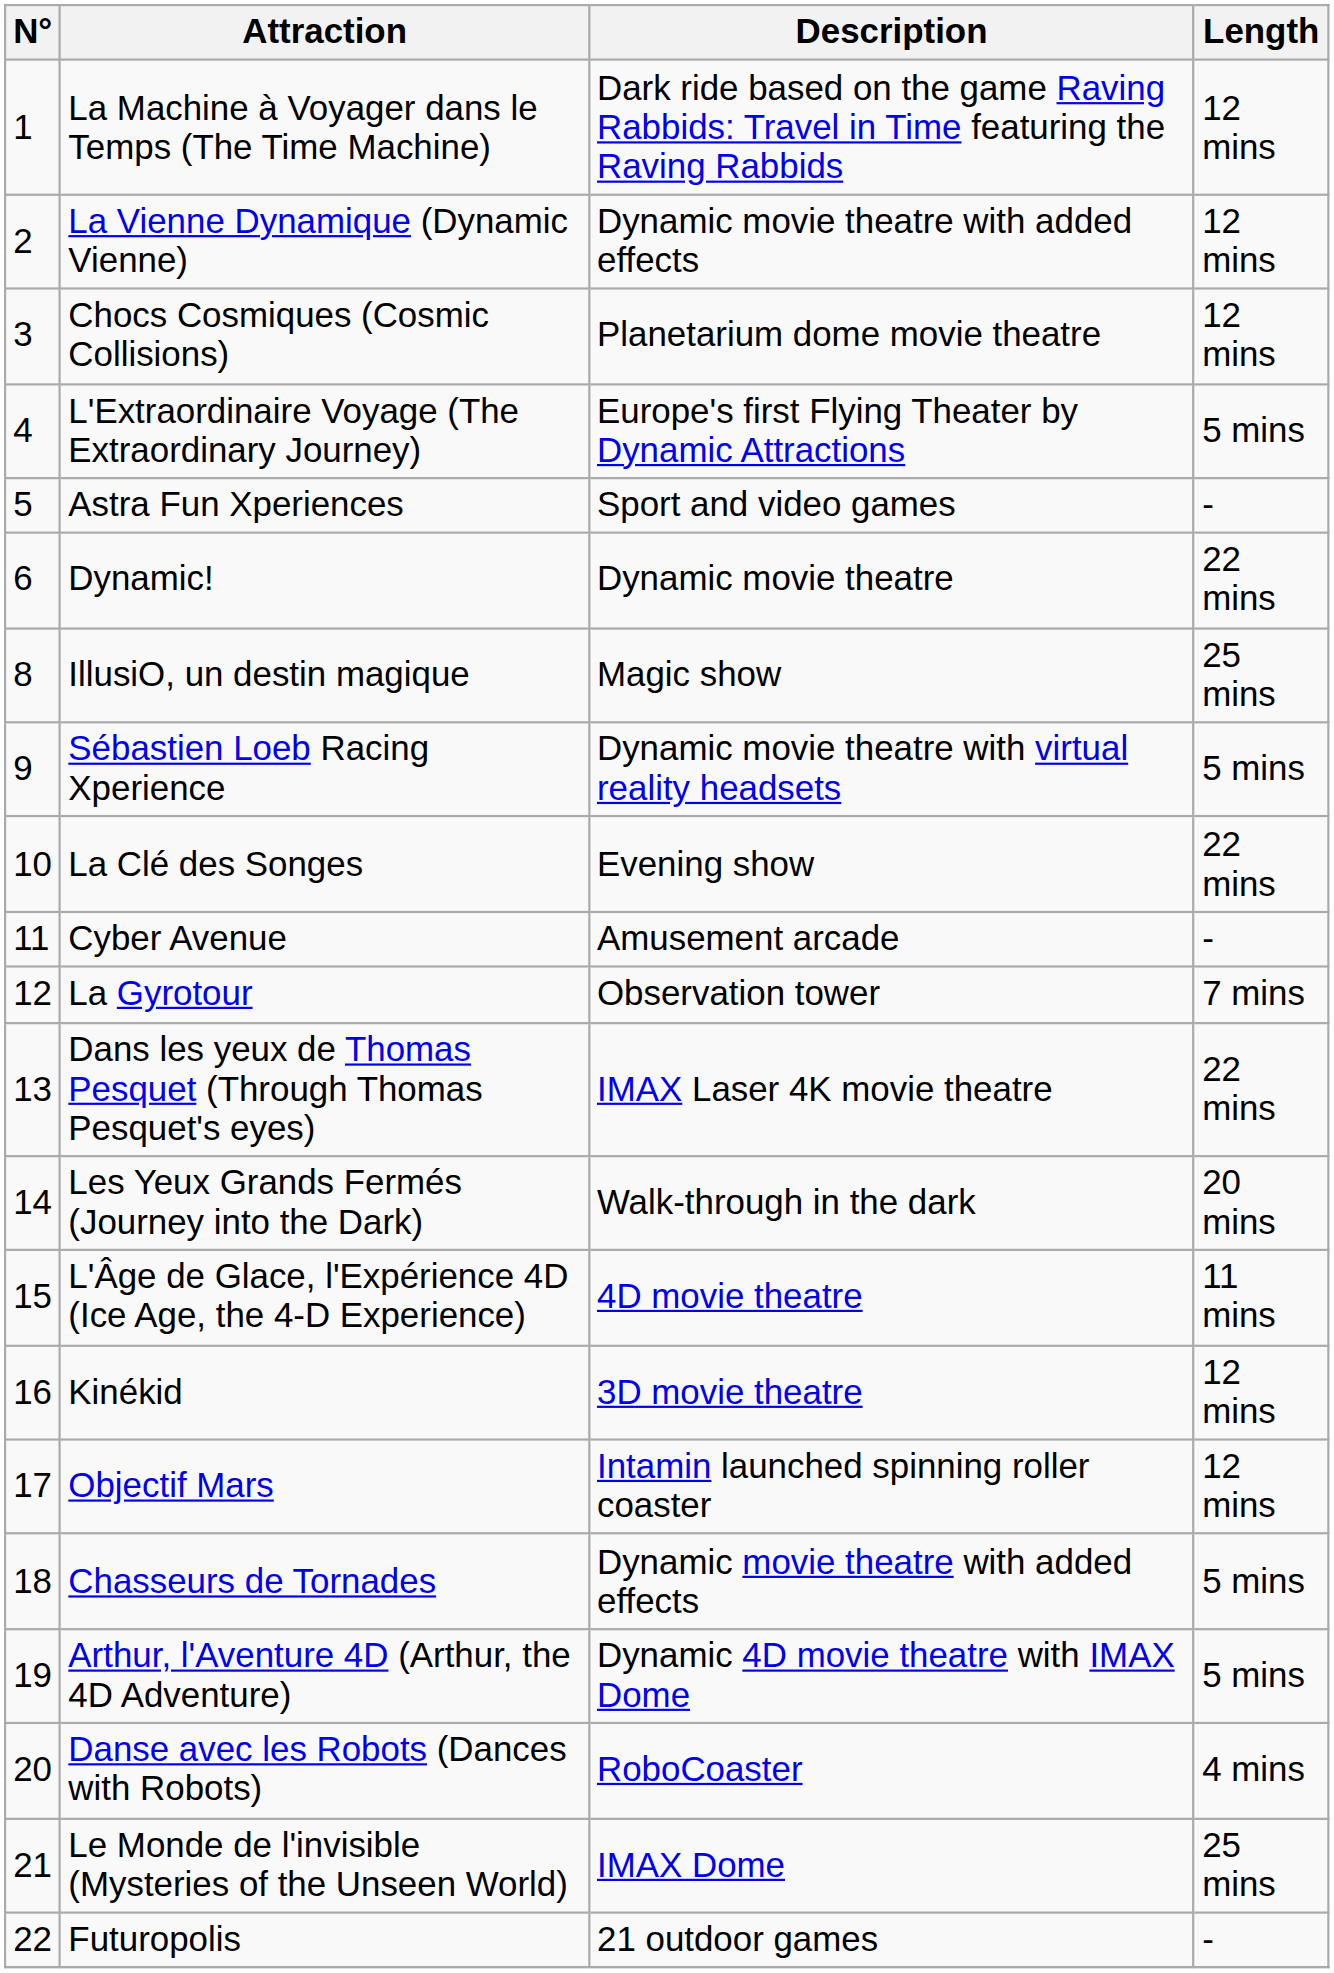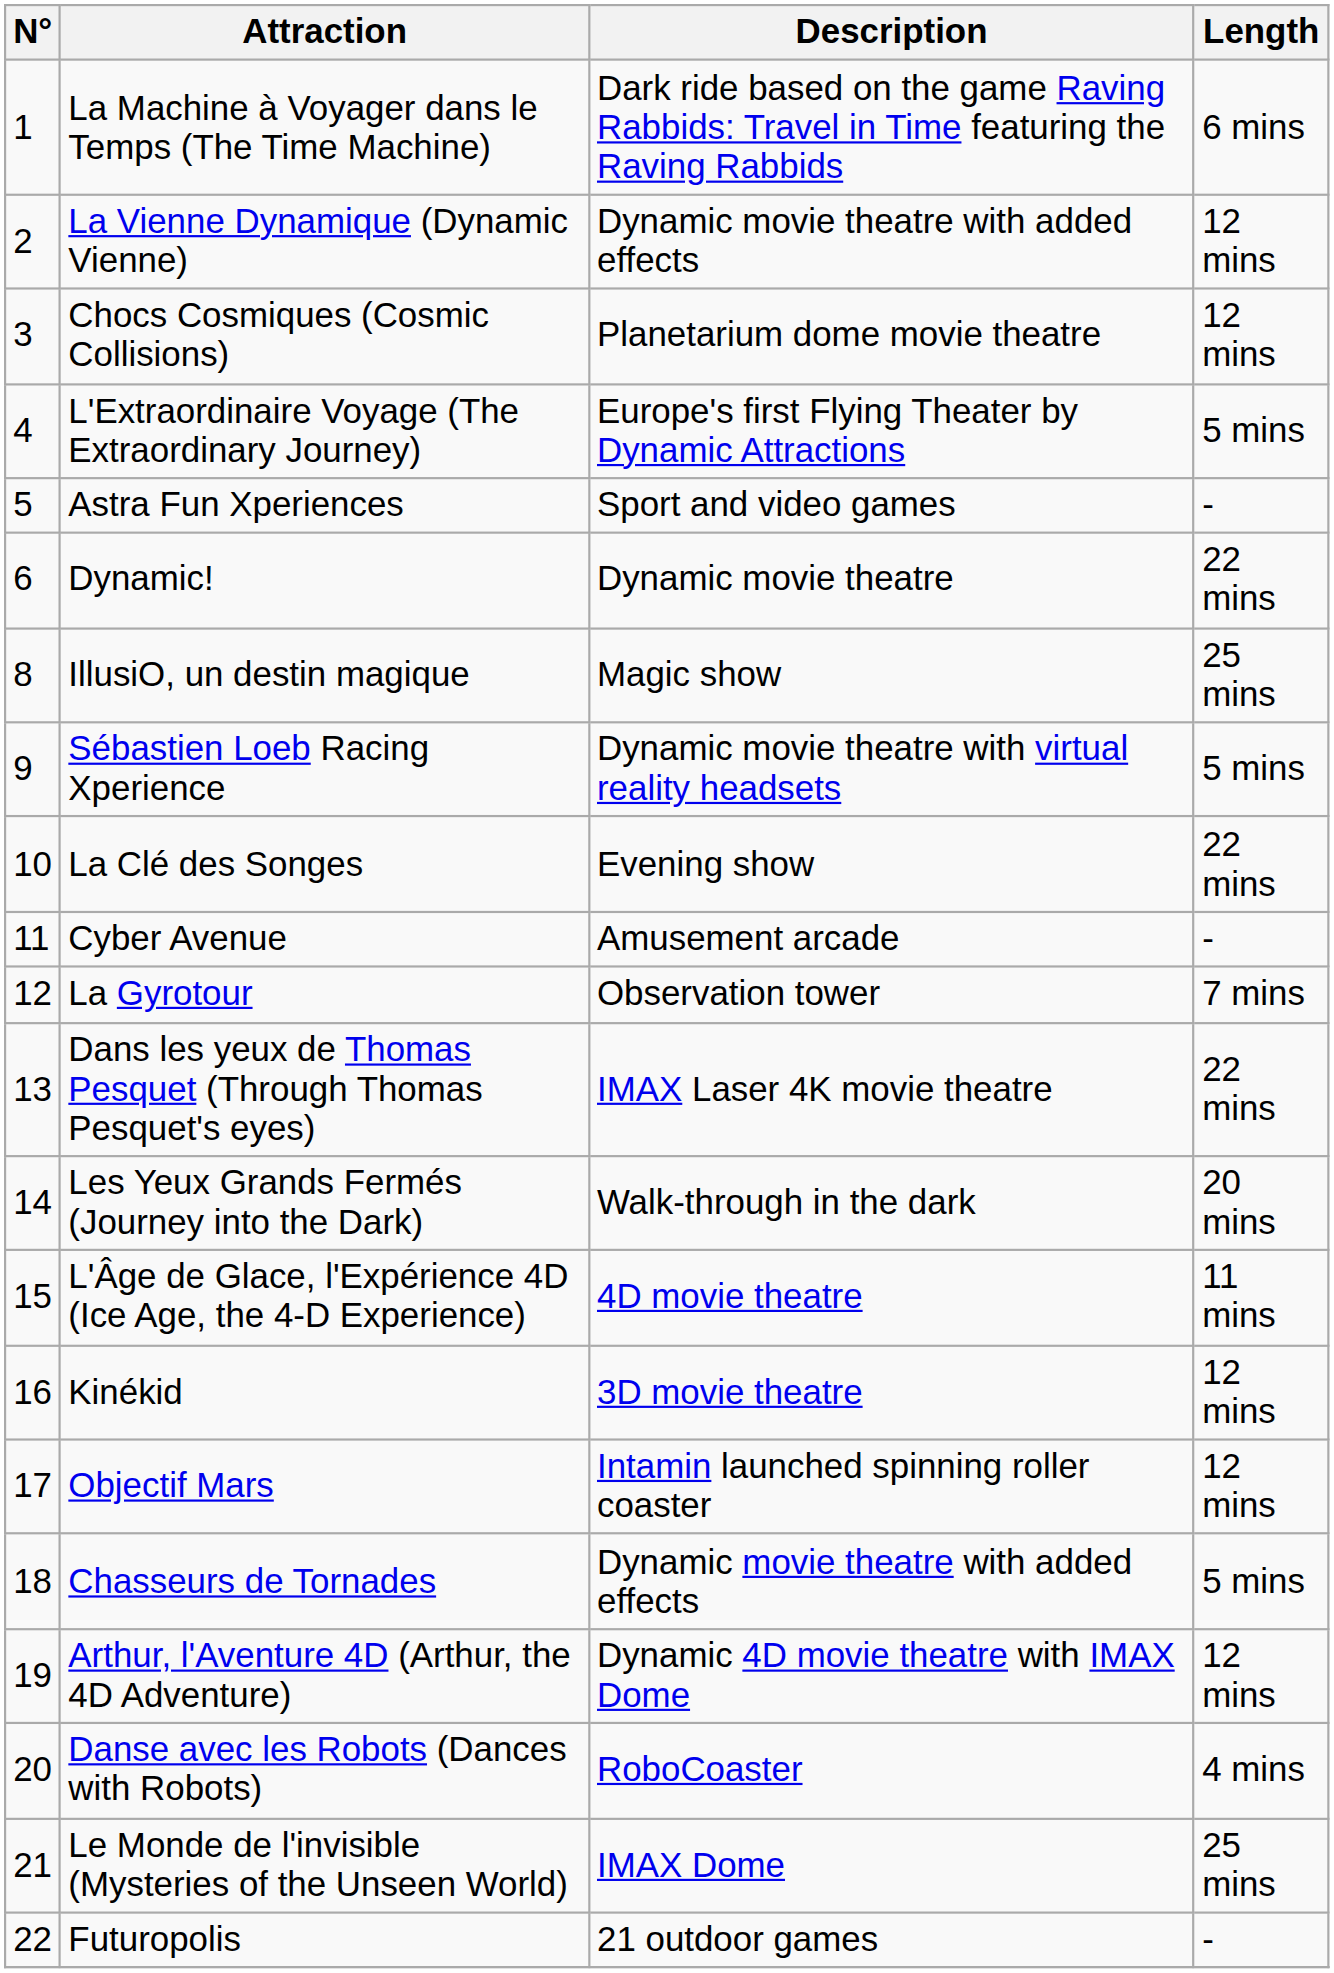(1239, 126) 12 mins -> (1254, 126) 6 mins
(1254, 1675) 5 mins -> (1239, 1675) 12 mins
